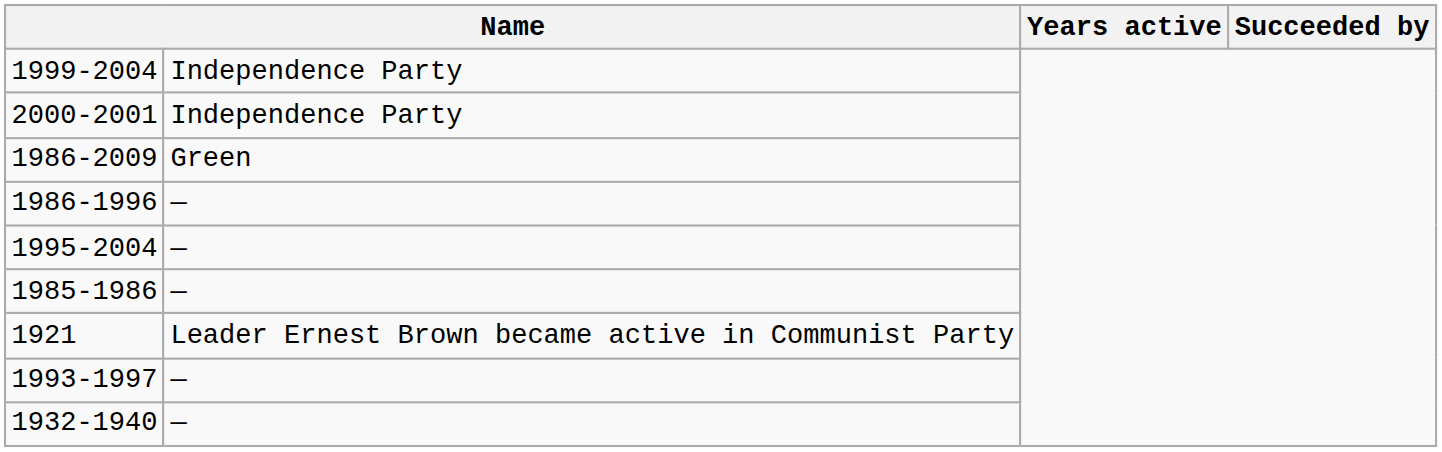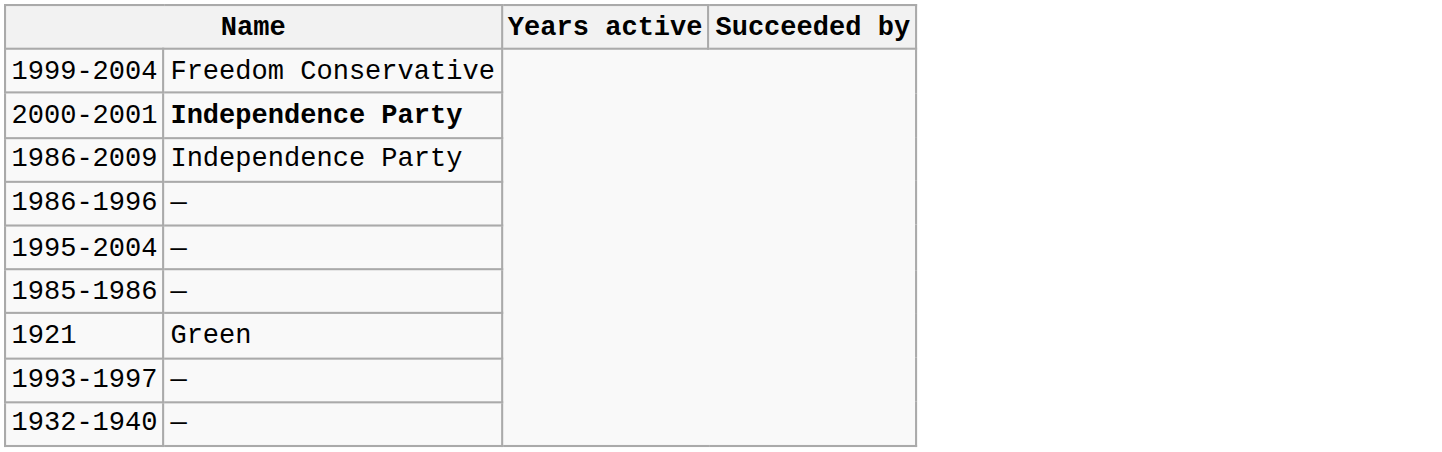(316, 71) Independence Party -> (333, 71) Freedom Conservative
(316, 115) normal -> (316, 115) bold
(211, 159) Green -> (316, 159) Independence Party
(592, 336) Leader Ernest Brown became active in Communist Party -> (211, 336) Green
